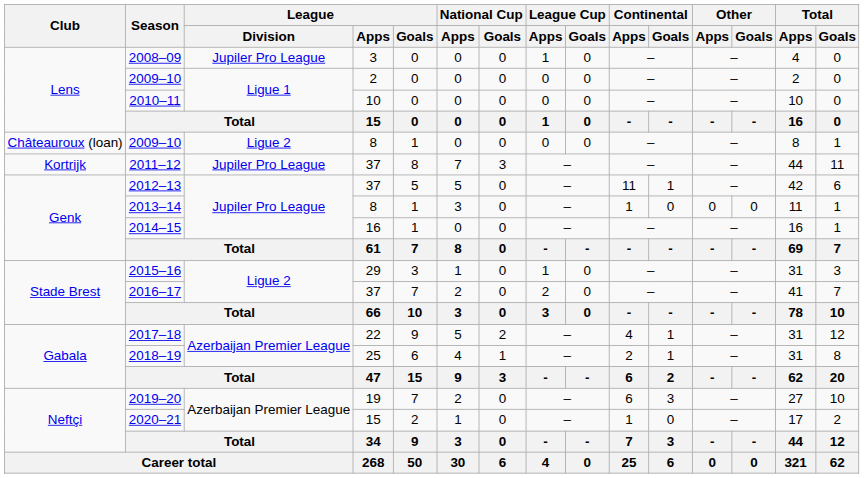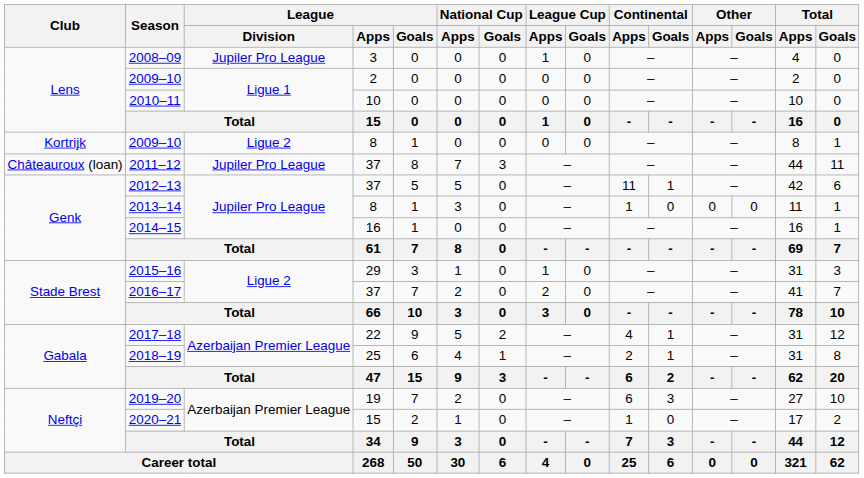(65, 143) Châteauroux (loan) -> (65, 143) Kortrijk
(65, 164) Kortrijk -> (65, 164) Châteauroux (loan)
